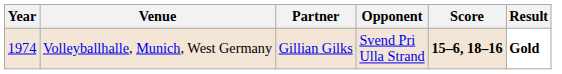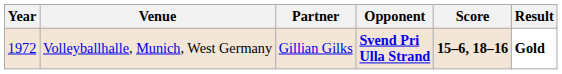(22, 48) 1974 -> (22, 48) 1972
(392, 48) normal -> (395, 48) bold
